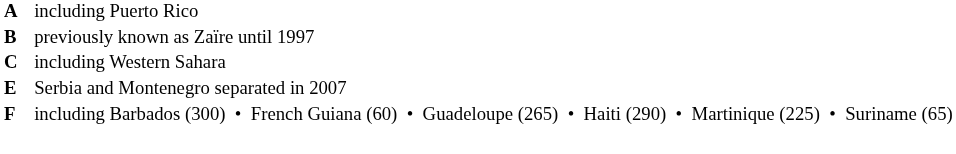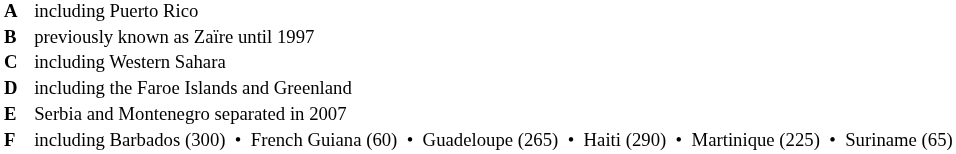+ row: (188, 88)
